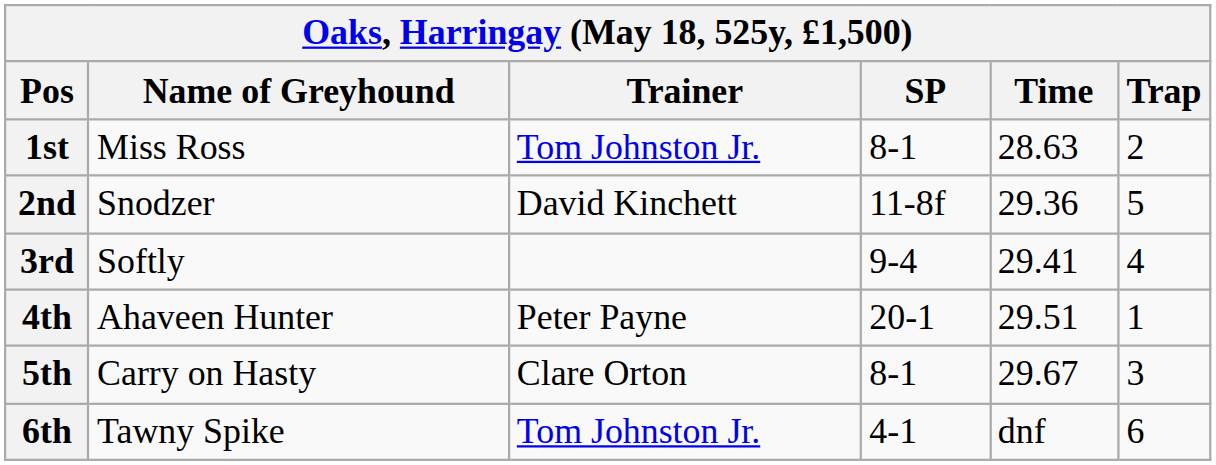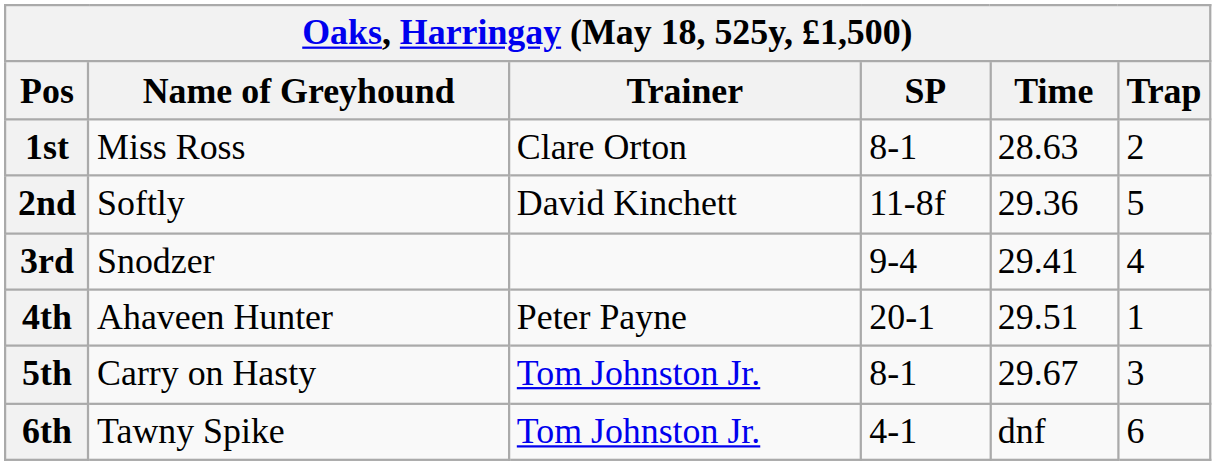(639, 146) Tom Johnston Jr. -> (602, 146) Clare Orton
(156, 203) Snodzer -> (141, 203) Softly
(141, 260) Softly -> (156, 260) Snodzer
(602, 373) Clare Orton -> (639, 373) Tom Johnston Jr.
